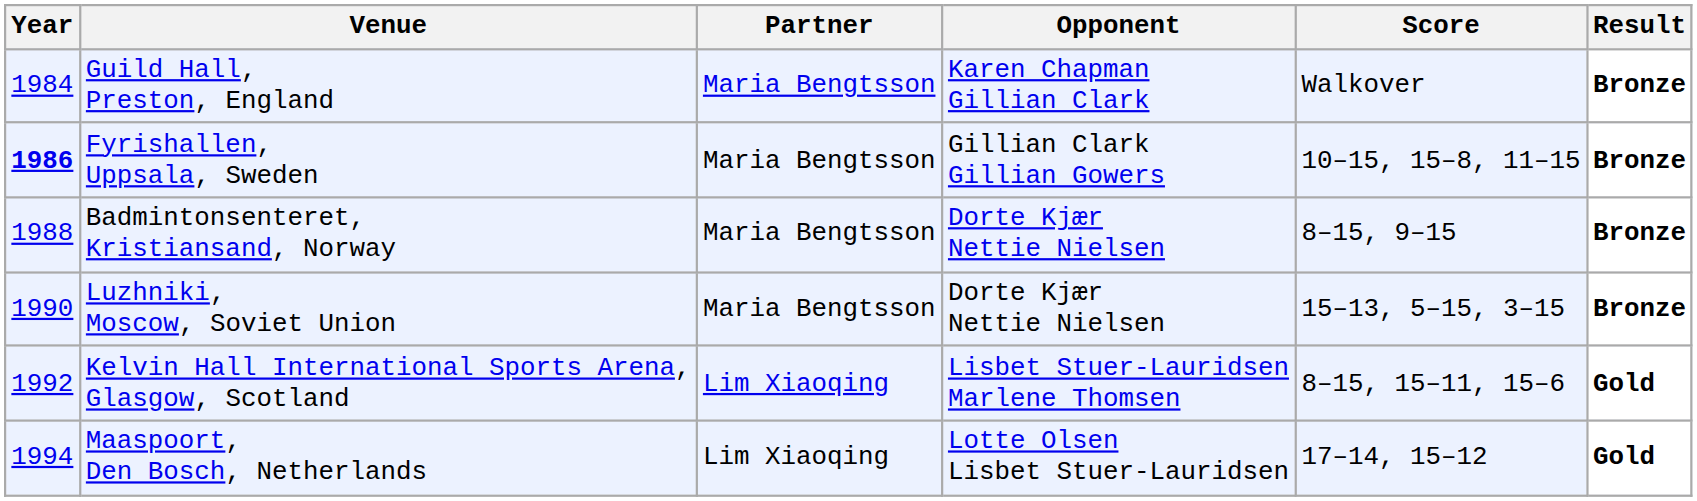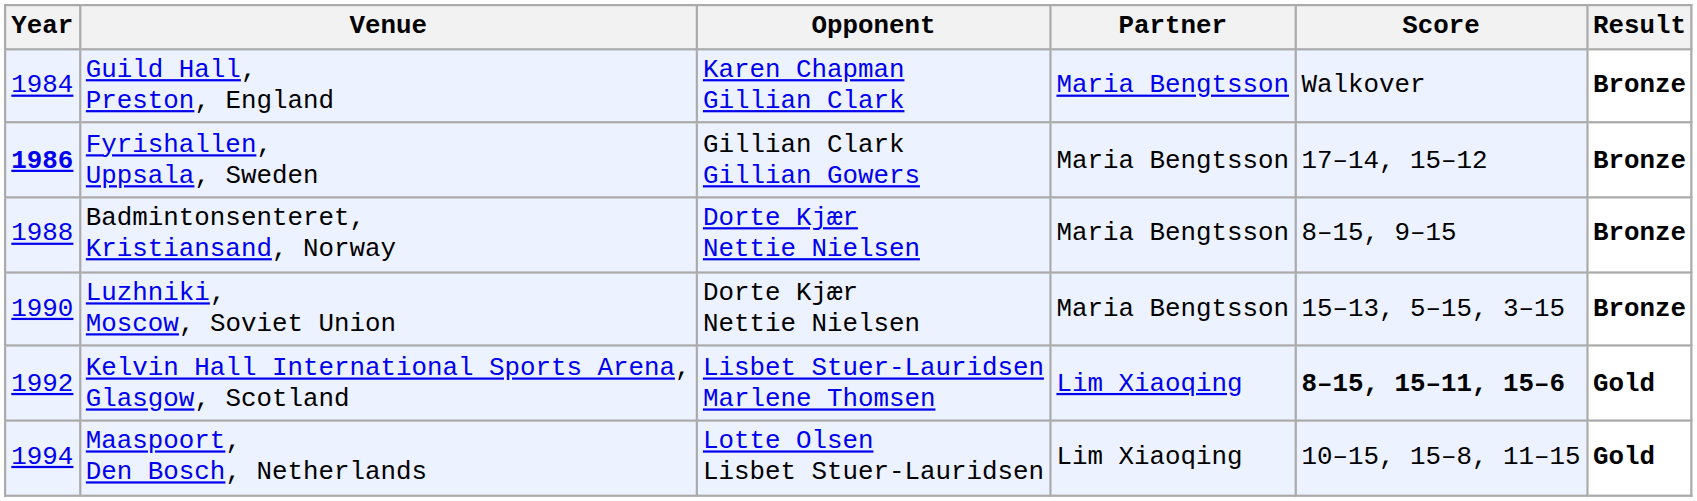columns swapped: (819, 27) <-> (1118, 27)
(1441, 160) 10–15, 15–8, 11–15 -> (1394, 160) 17–14, 15–12
(1433, 383) normal -> (1433, 383) bold
(1394, 457) 17–14, 15–12 -> (1441, 457) 10–15, 15–8, 11–15
